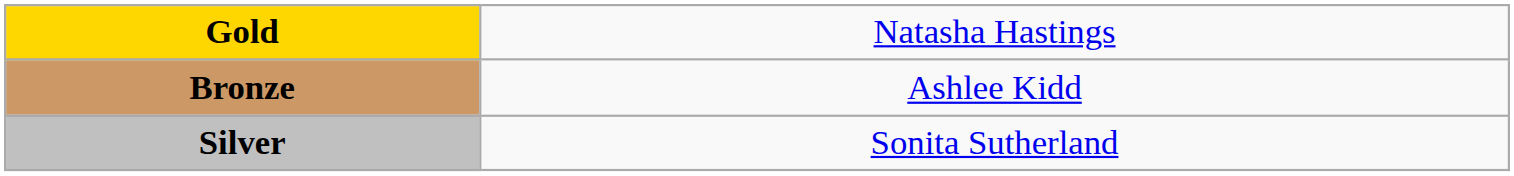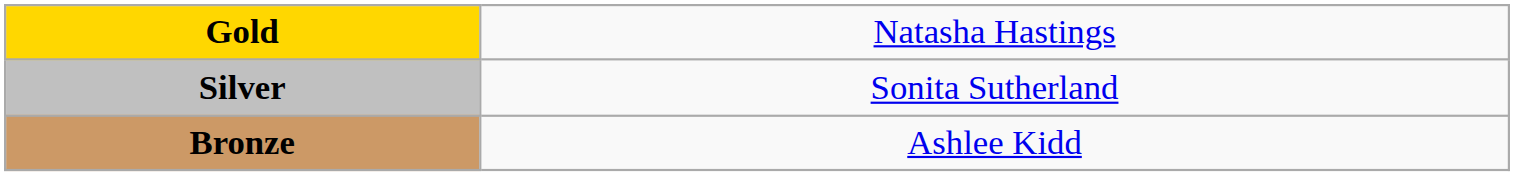rows swapped: (242, 142) <-> (242, 87)
